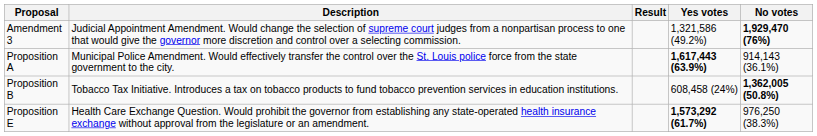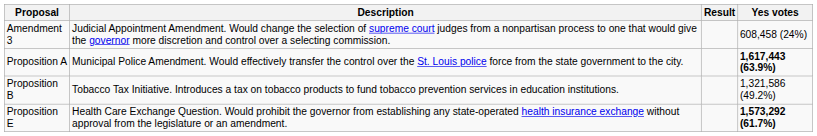- column: (777, 12)
(694, 34) 1,321,586 (49.2%) -> (773, 34) 608,458 (24%)
(704, 90) 608,458 (24%) -> (763, 90) 1,321,586 (49.2%)
